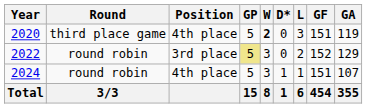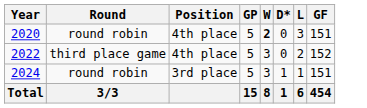- column: (348, 14)
(108, 34) third place game -> (108, 34) round robin
(108, 54) round robin -> (108, 54) third place game
(204, 54) 3rd place -> (204, 54) 4th place
(250, 54) khaki background -> (250, 54) no background
(204, 73) 4th place -> (204, 73) 3rd place
